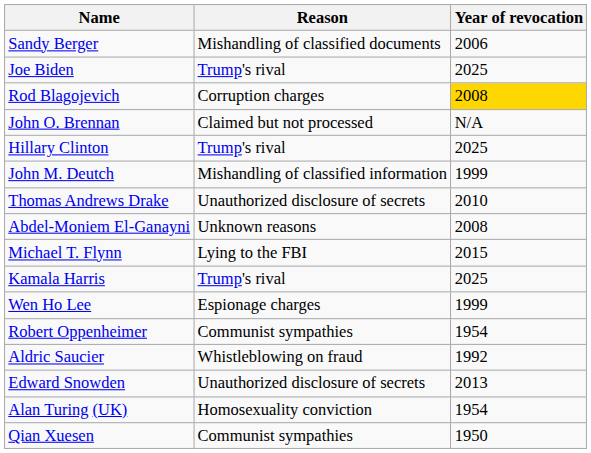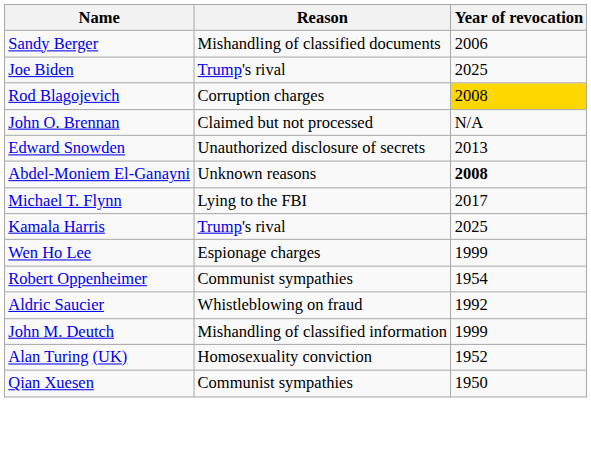- row: (58, 148)
rows swapped: (61, 174) <-> (67, 383)
- row: (88, 200)
(471, 226) normal -> (471, 174) bold
(471, 252) 2015 -> (471, 200) 2017
(471, 409) 1954 -> (471, 357) 1952
